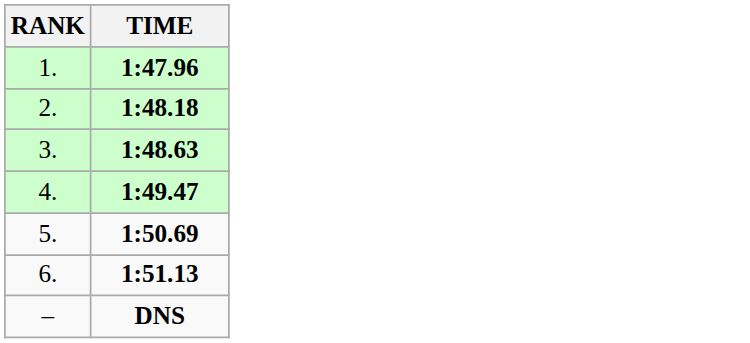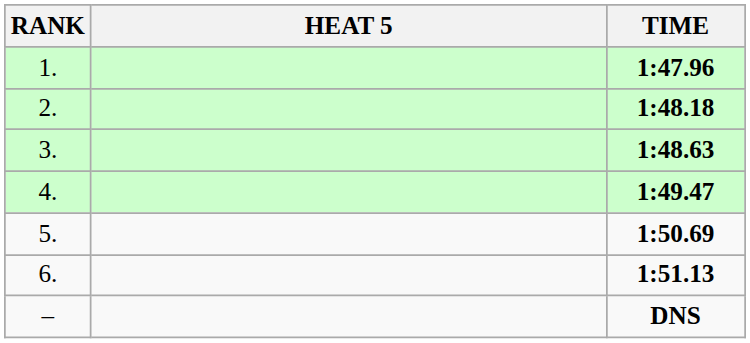+ column: (349, 25)
